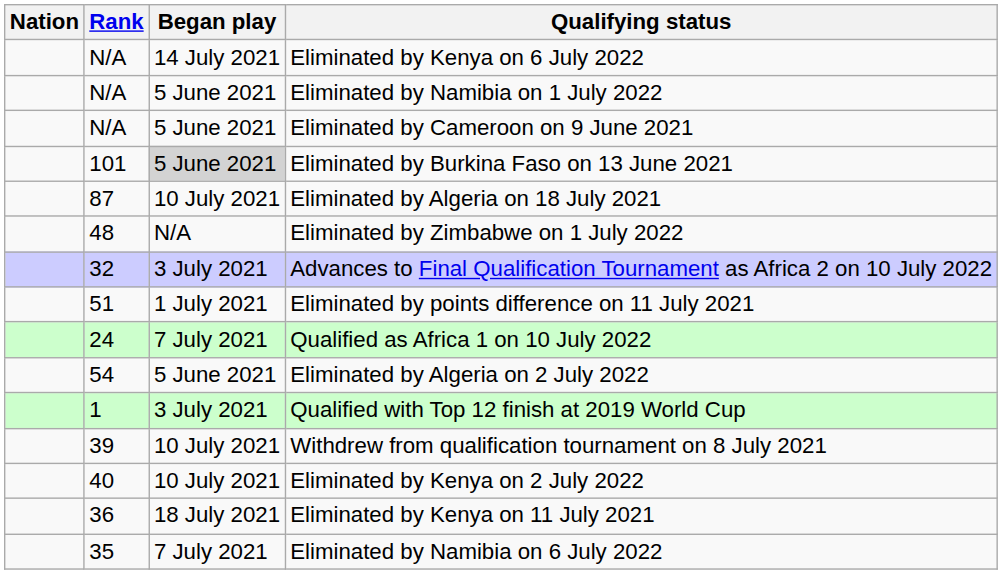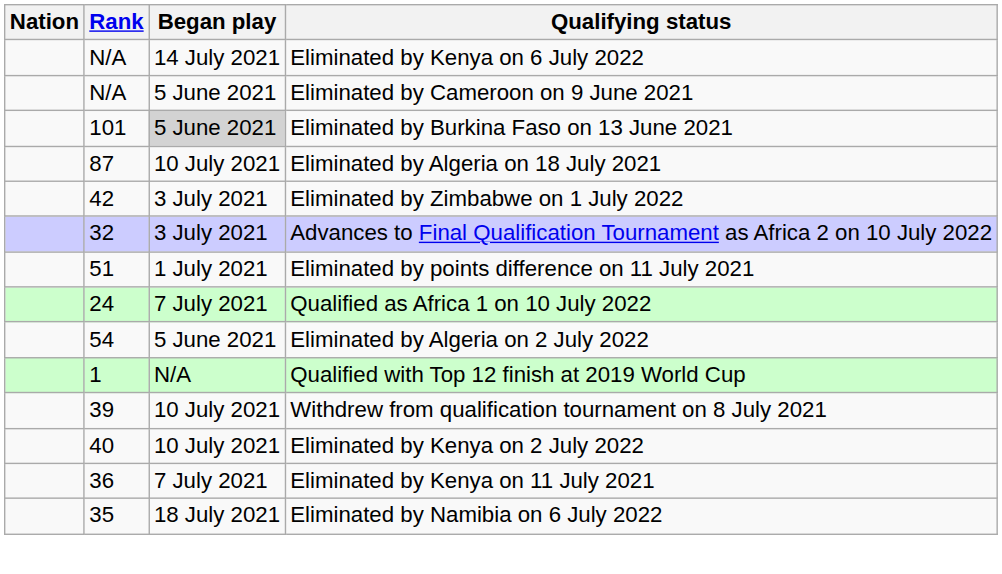- row: (476, 92)
(102, 233) 48 -> (102, 198) 42
(172, 233) N/A -> (211, 198) 3 July 2021
(211, 410) 3 July 2021 -> (172, 374) N/A
(217, 515) 18 July 2021 -> (211, 480) 7 July 2021
(211, 551) 7 July 2021 -> (217, 515) 18 July 2021
